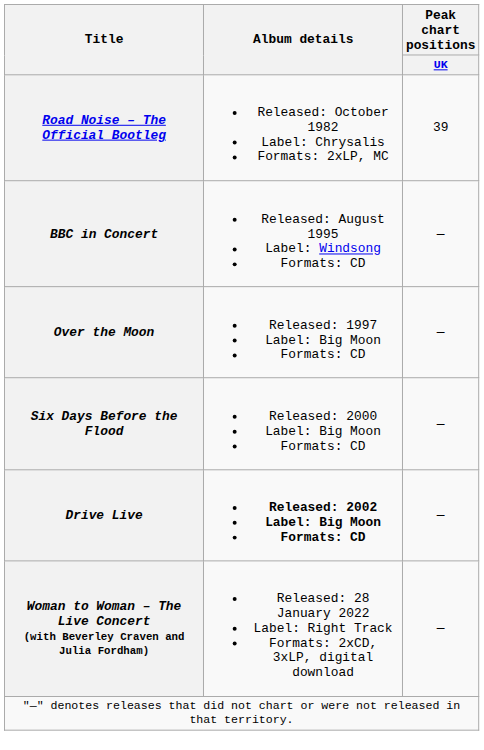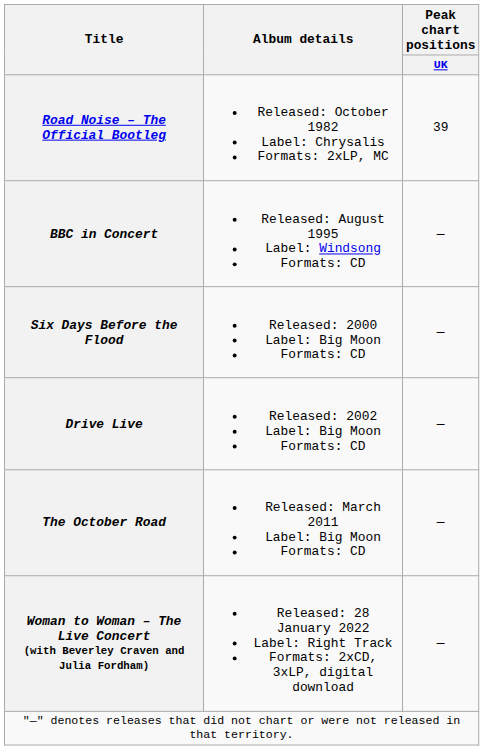- row: (104, 332)
(303, 522) bold -> (303, 431) normal
+ row: (104, 522)
